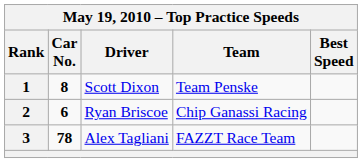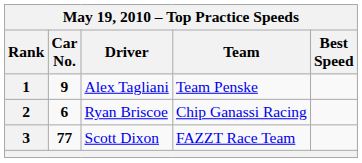(64, 86) 8 -> (64, 86) 9
(122, 86) Scott Dixon -> (127, 86) Alex Tagliani
(64, 138) 78 -> (64, 138) 77
(127, 138) Alex Tagliani -> (122, 138) Scott Dixon
